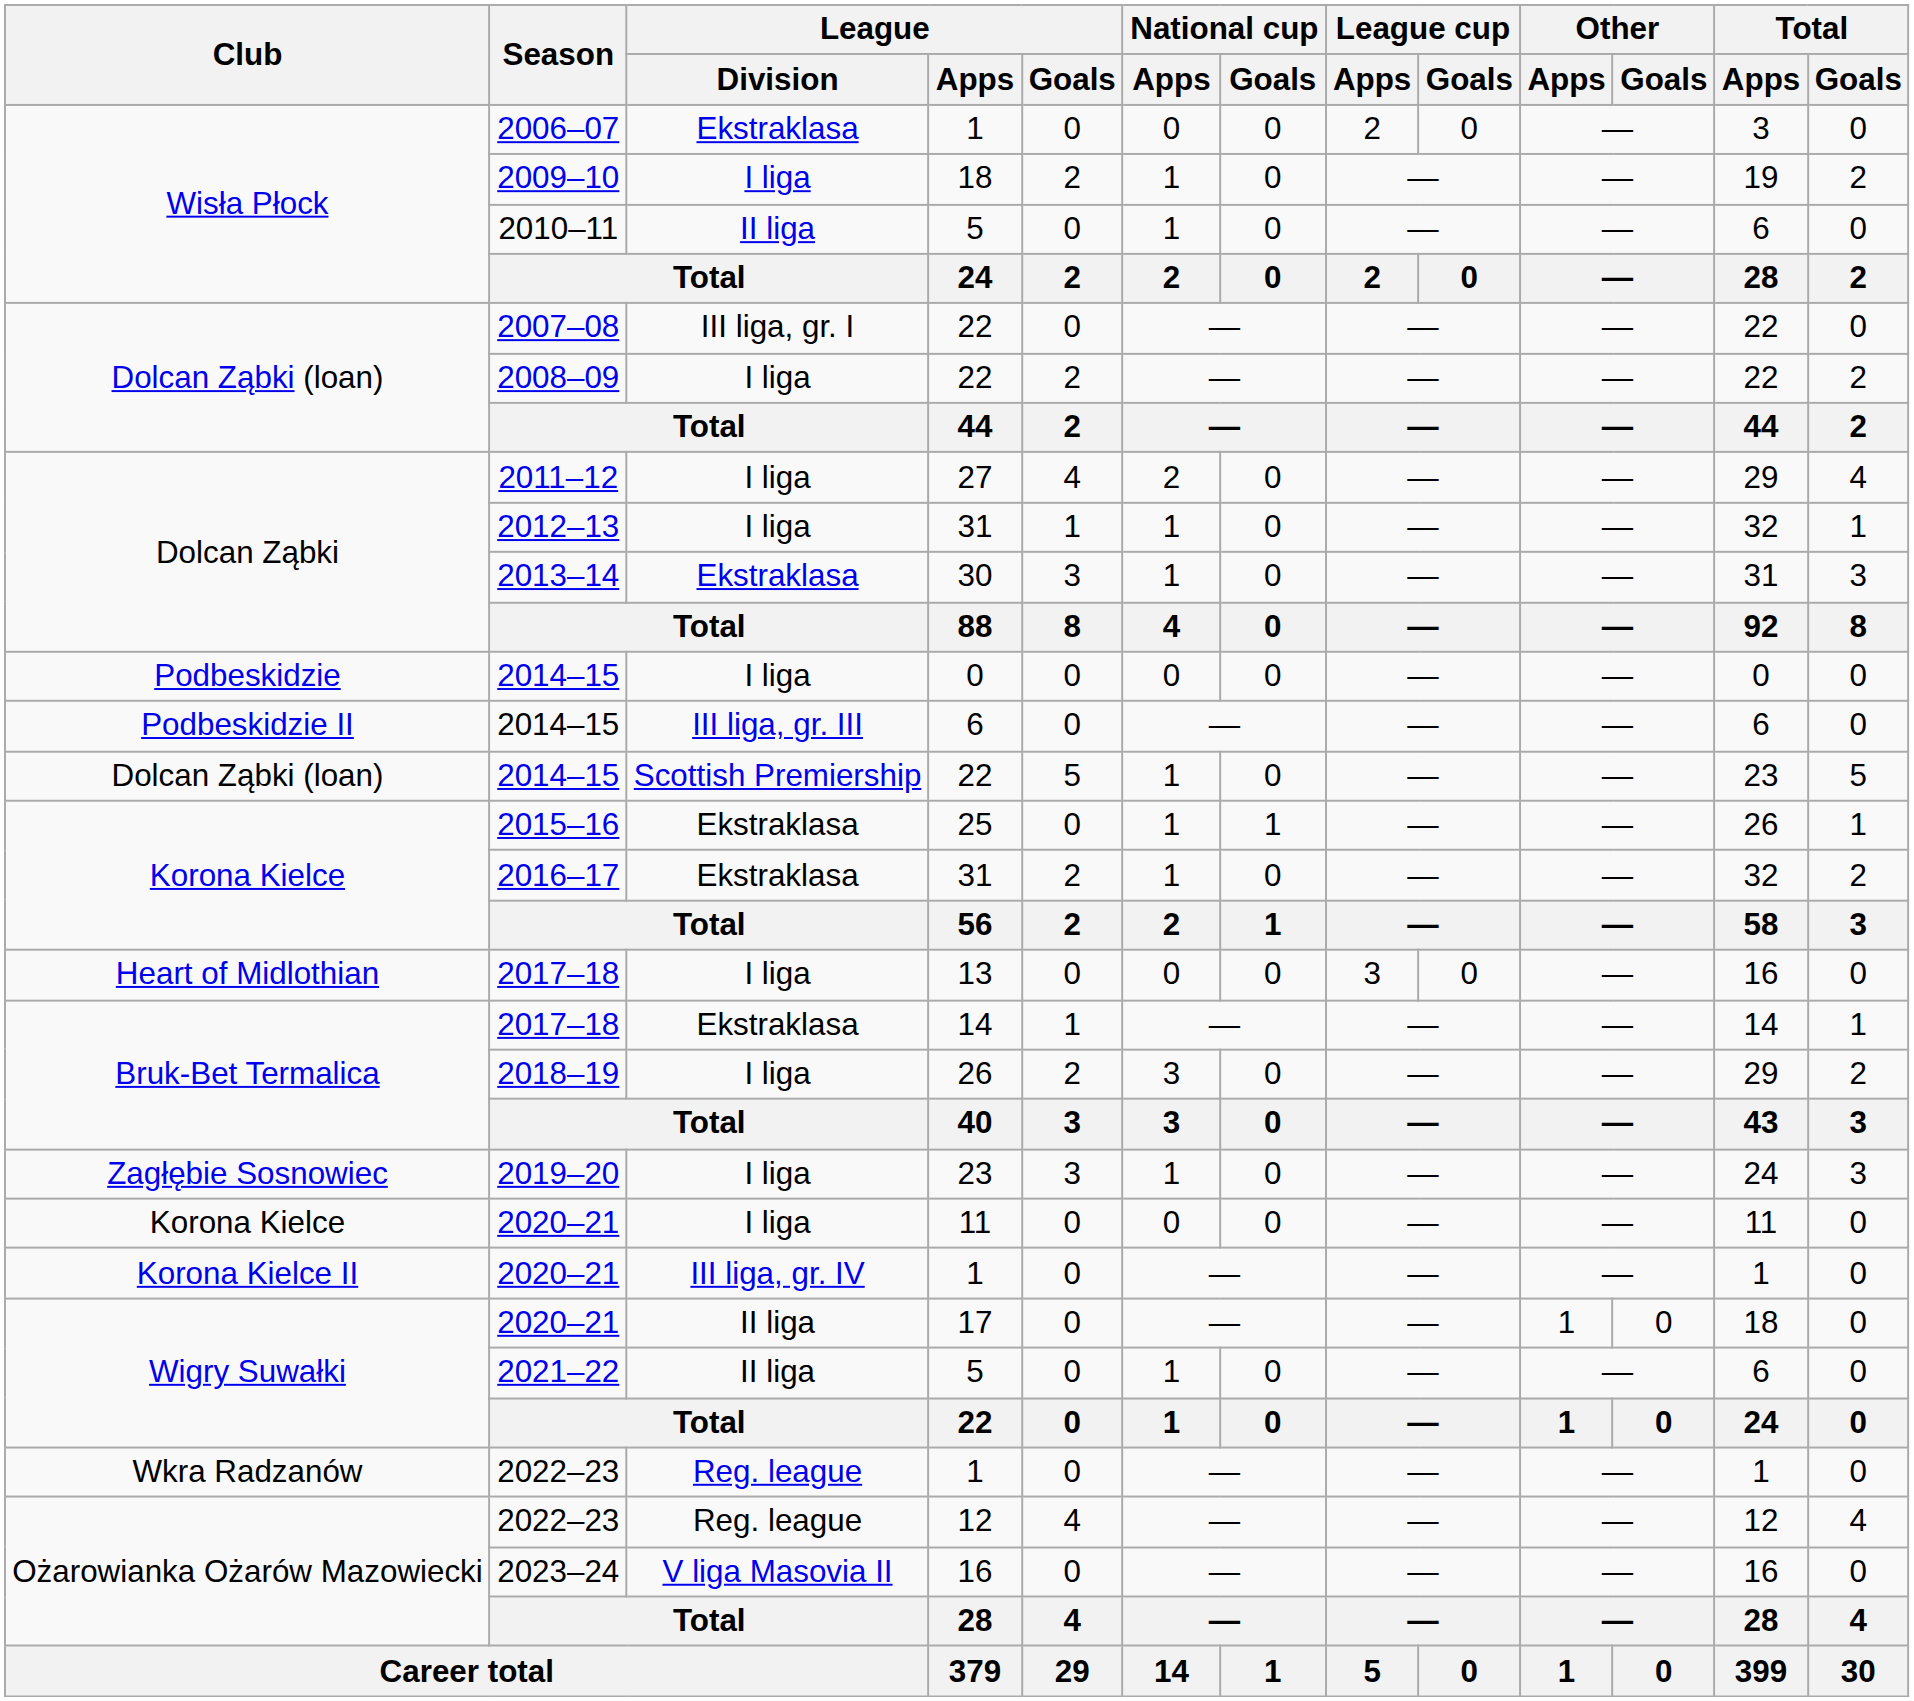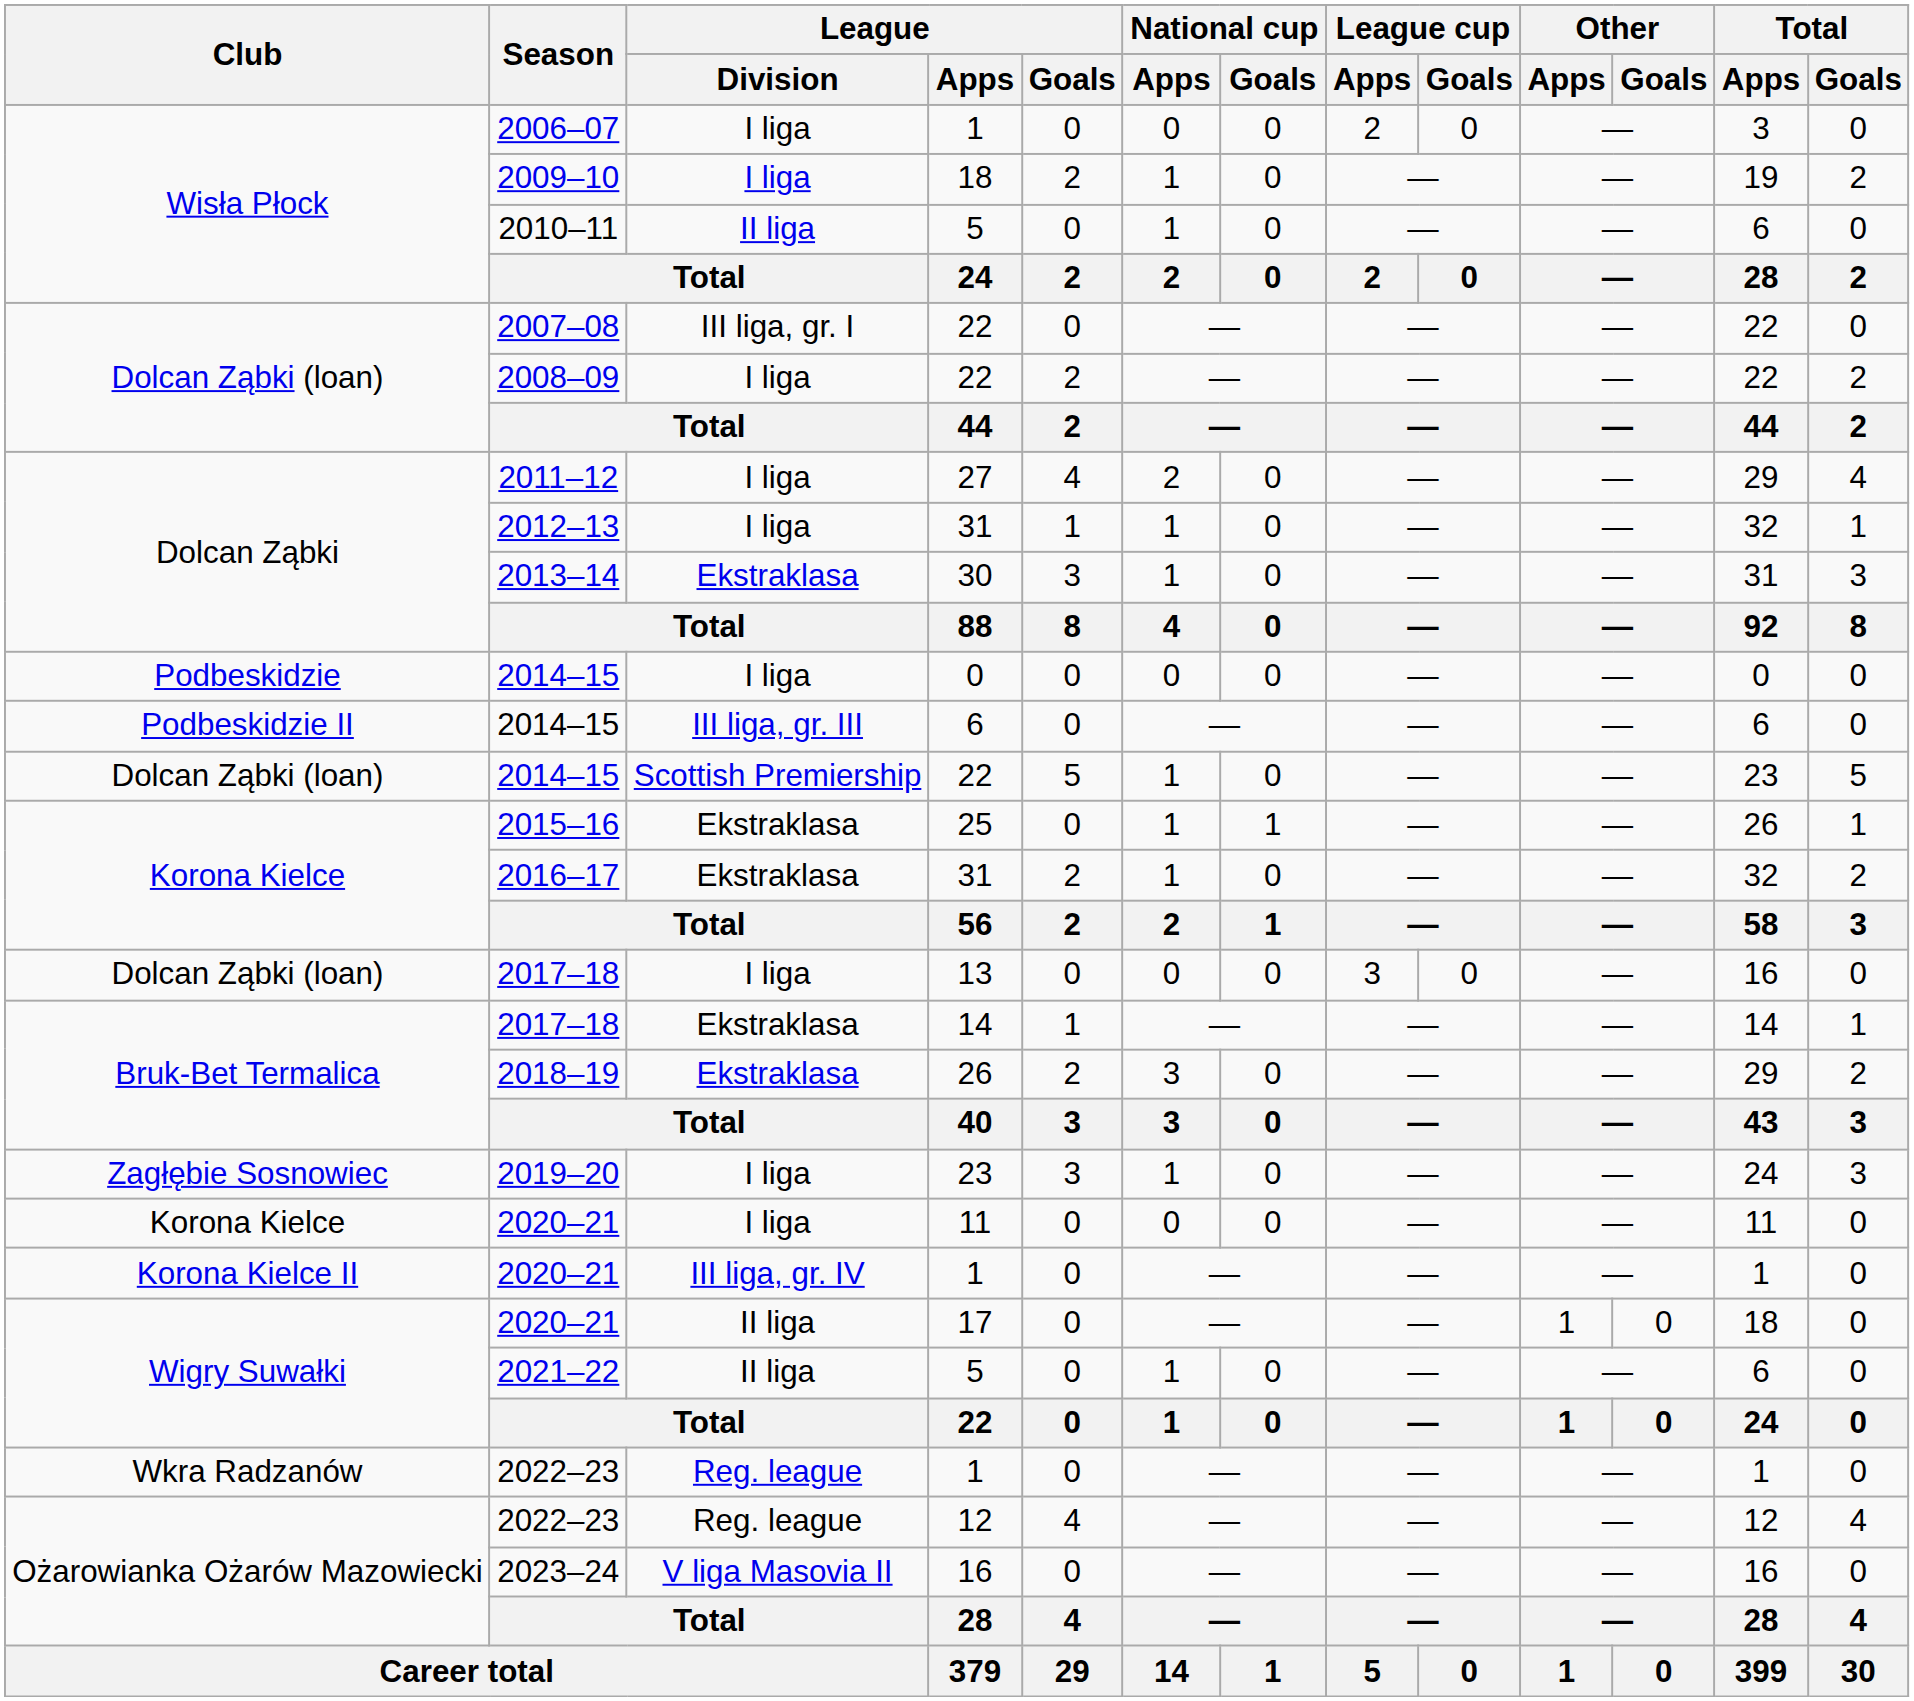(778, 128) Ekstraklasa -> (778, 128) I liga
(247, 974) Heart of Midlothian -> (247, 974) Dolcan Ząbki (loan)
(778, 1073) I liga -> (778, 1073) Ekstraklasa
